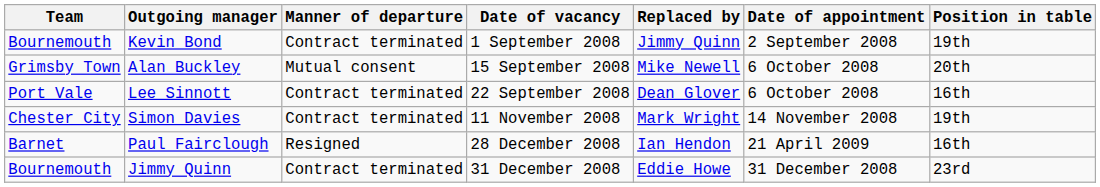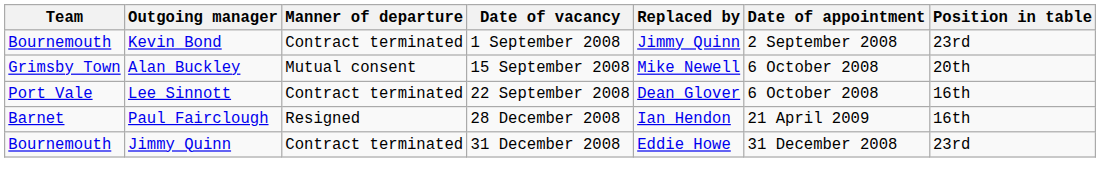(952, 43) 19th -> (952, 43) 23rd
- row: (184, 119)
